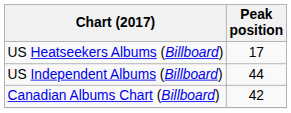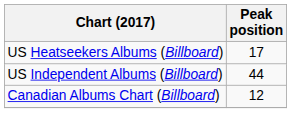(256, 96) 42 -> (256, 96) 12
